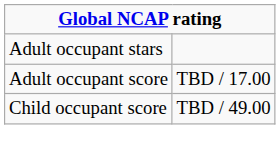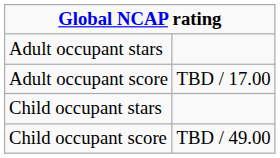+ row: (85, 108)
